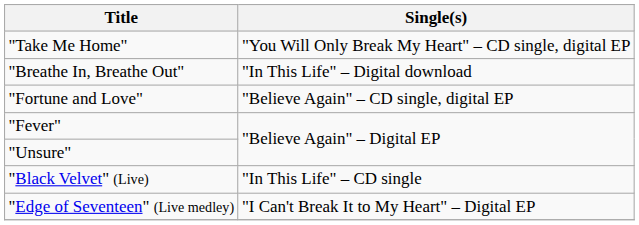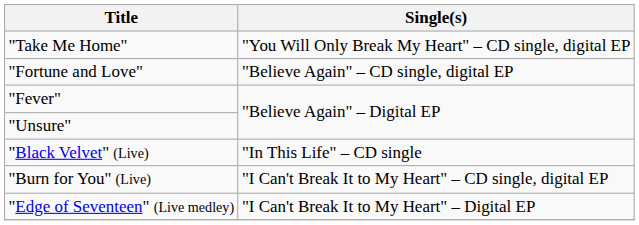- row: (96, 71)
+ row: (80, 179)
